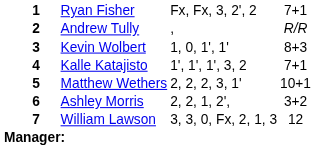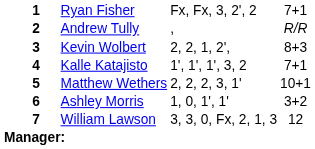(200, 47) 1, 0, 1', 1' -> (200, 47) 2, 2, 1, 2',
(200, 102) 2, 2, 1, 2', -> (200, 102) 1, 0, 1', 1'
